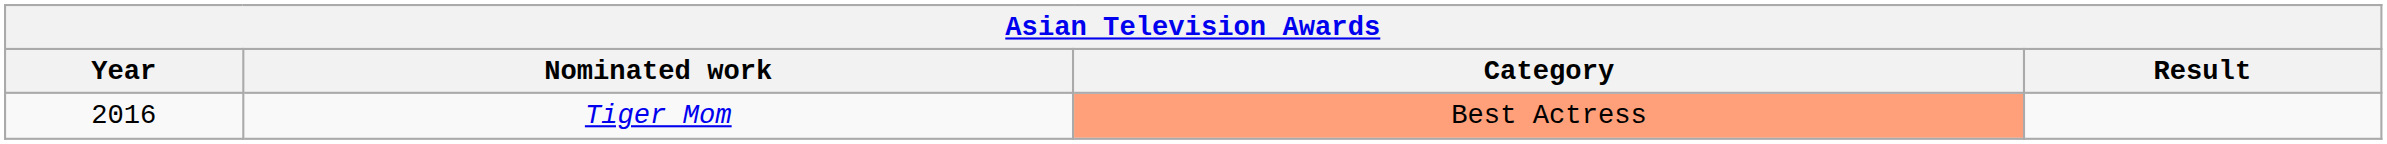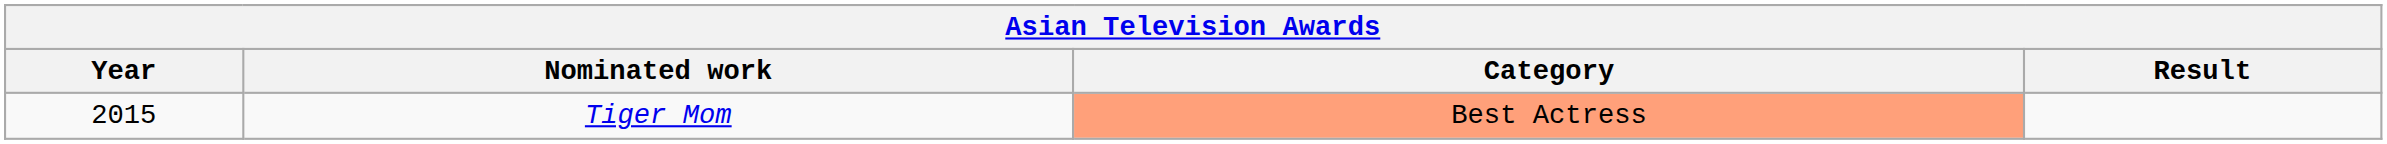(124, 116) 2016 -> (124, 116) 2015
